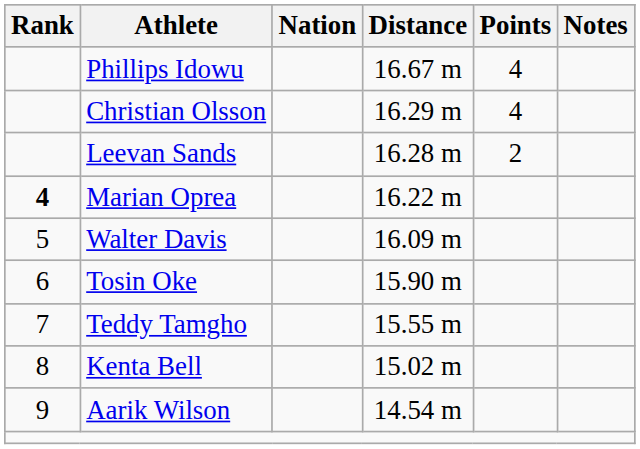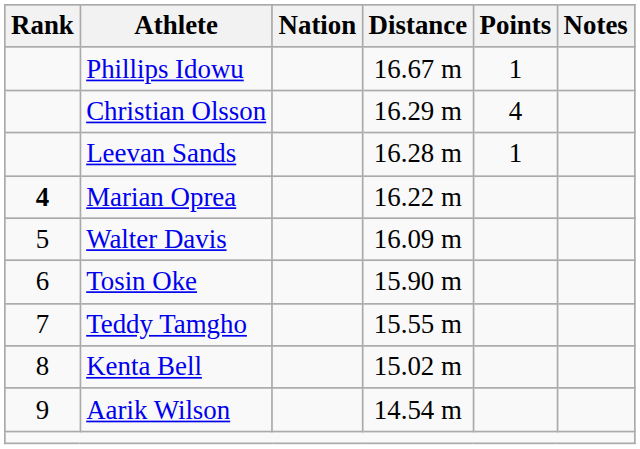(515, 68) 4 -> (515, 68) 1
(515, 153) 2 -> (515, 153) 1
